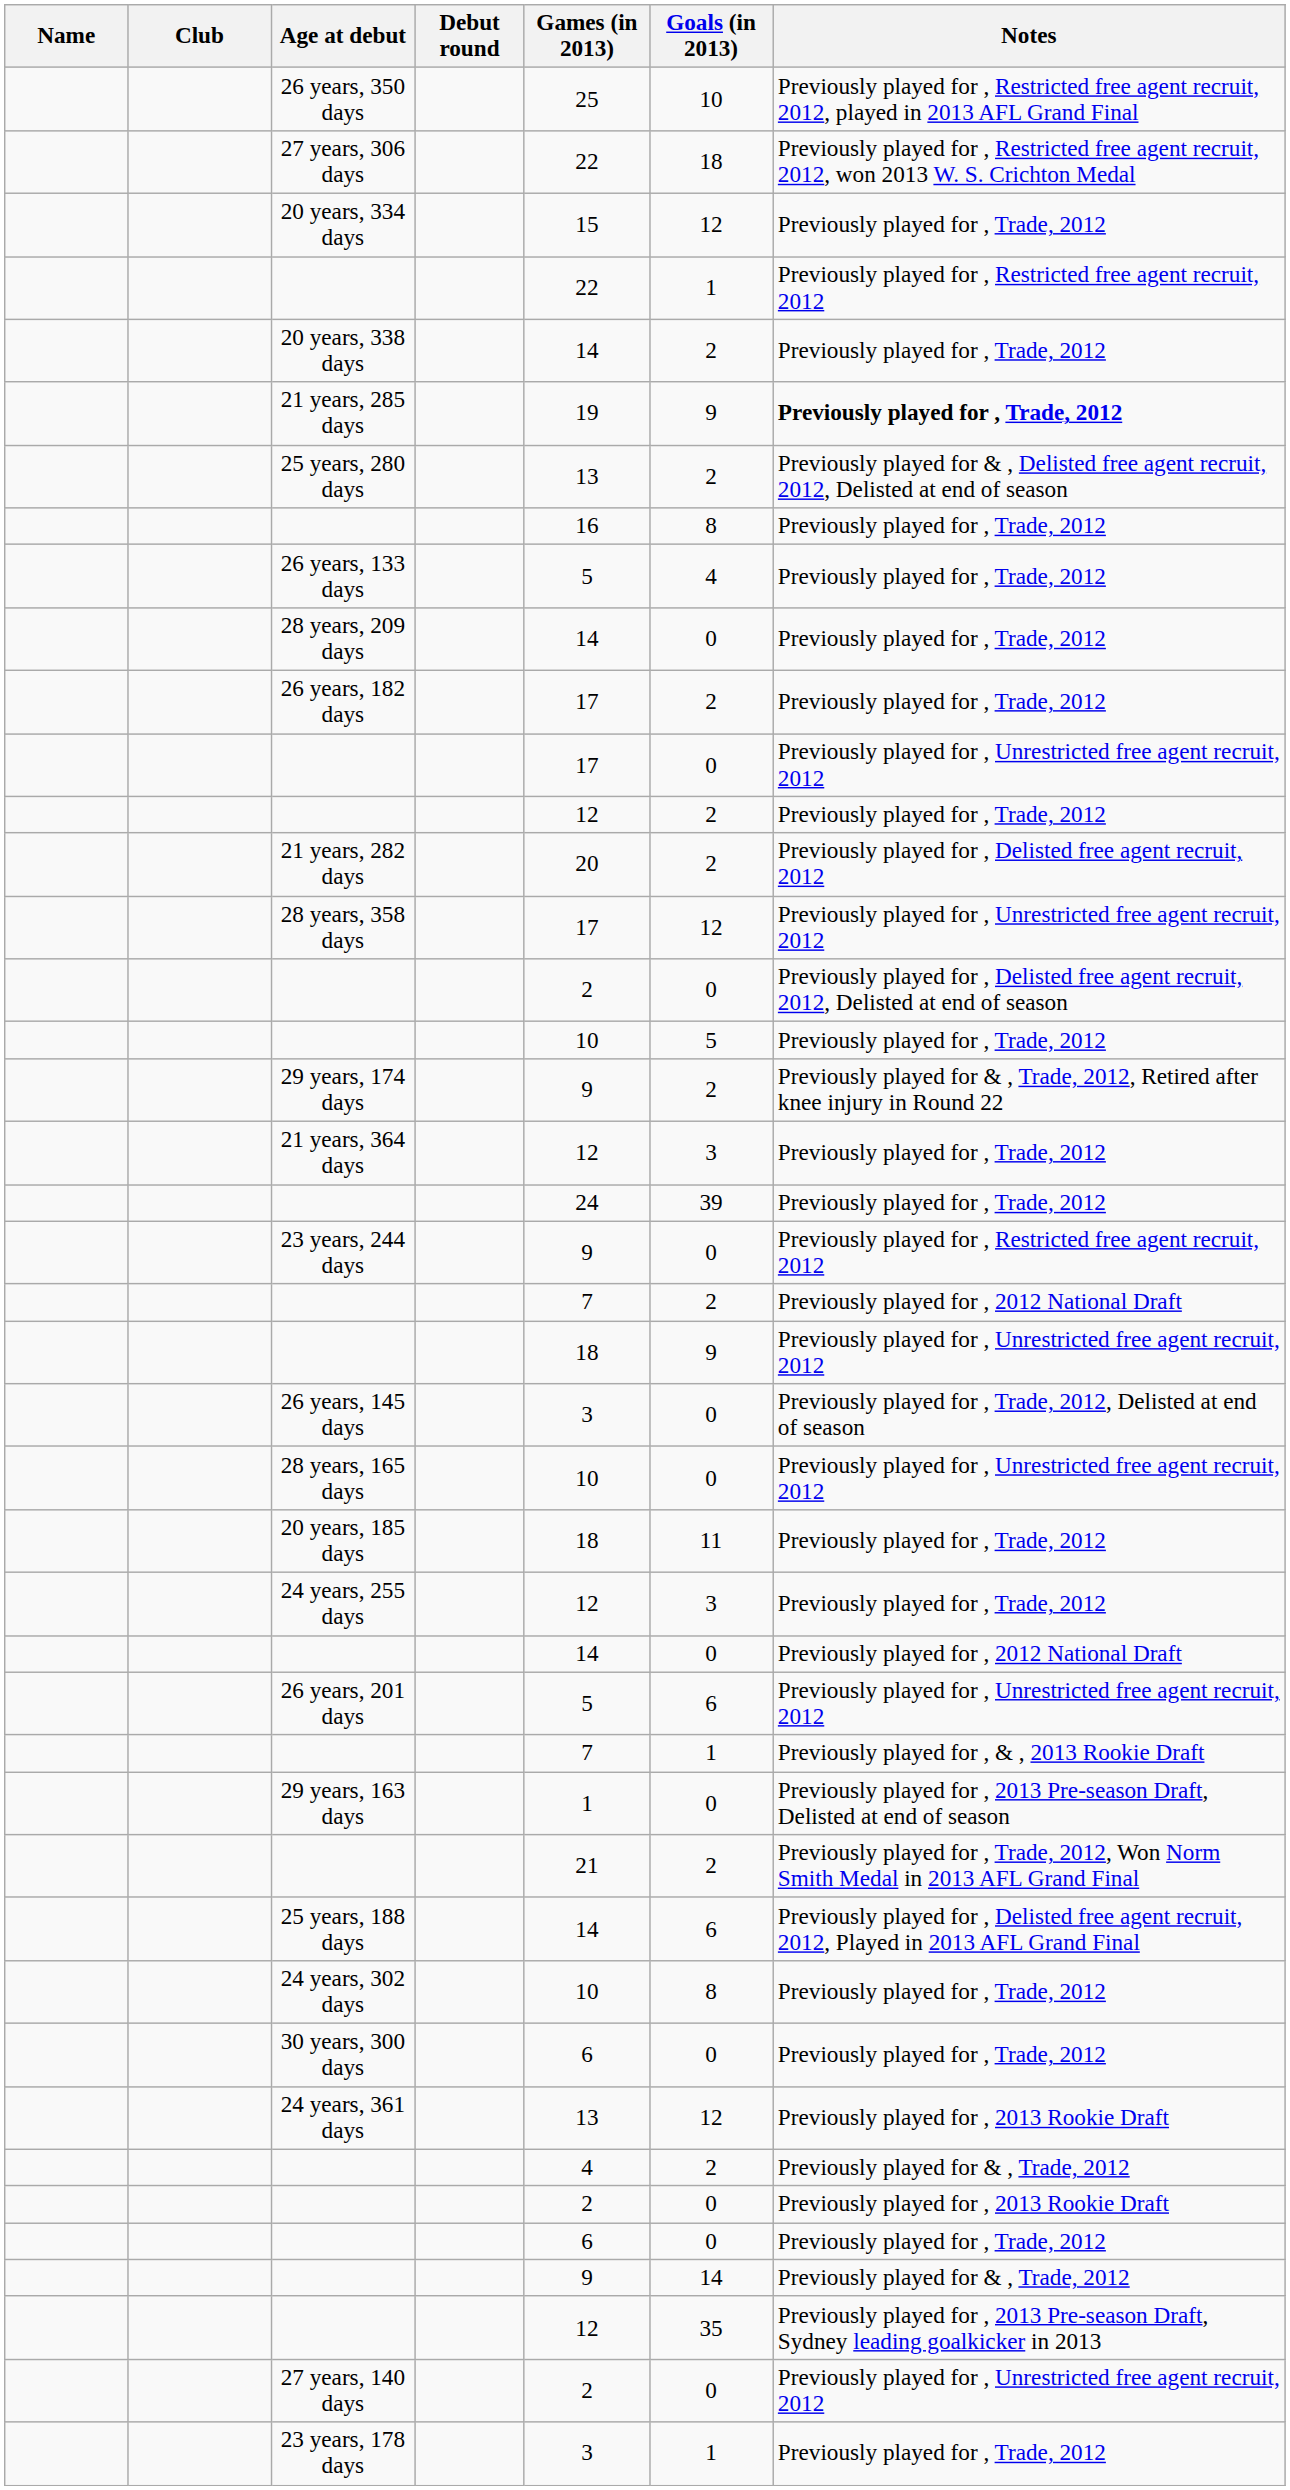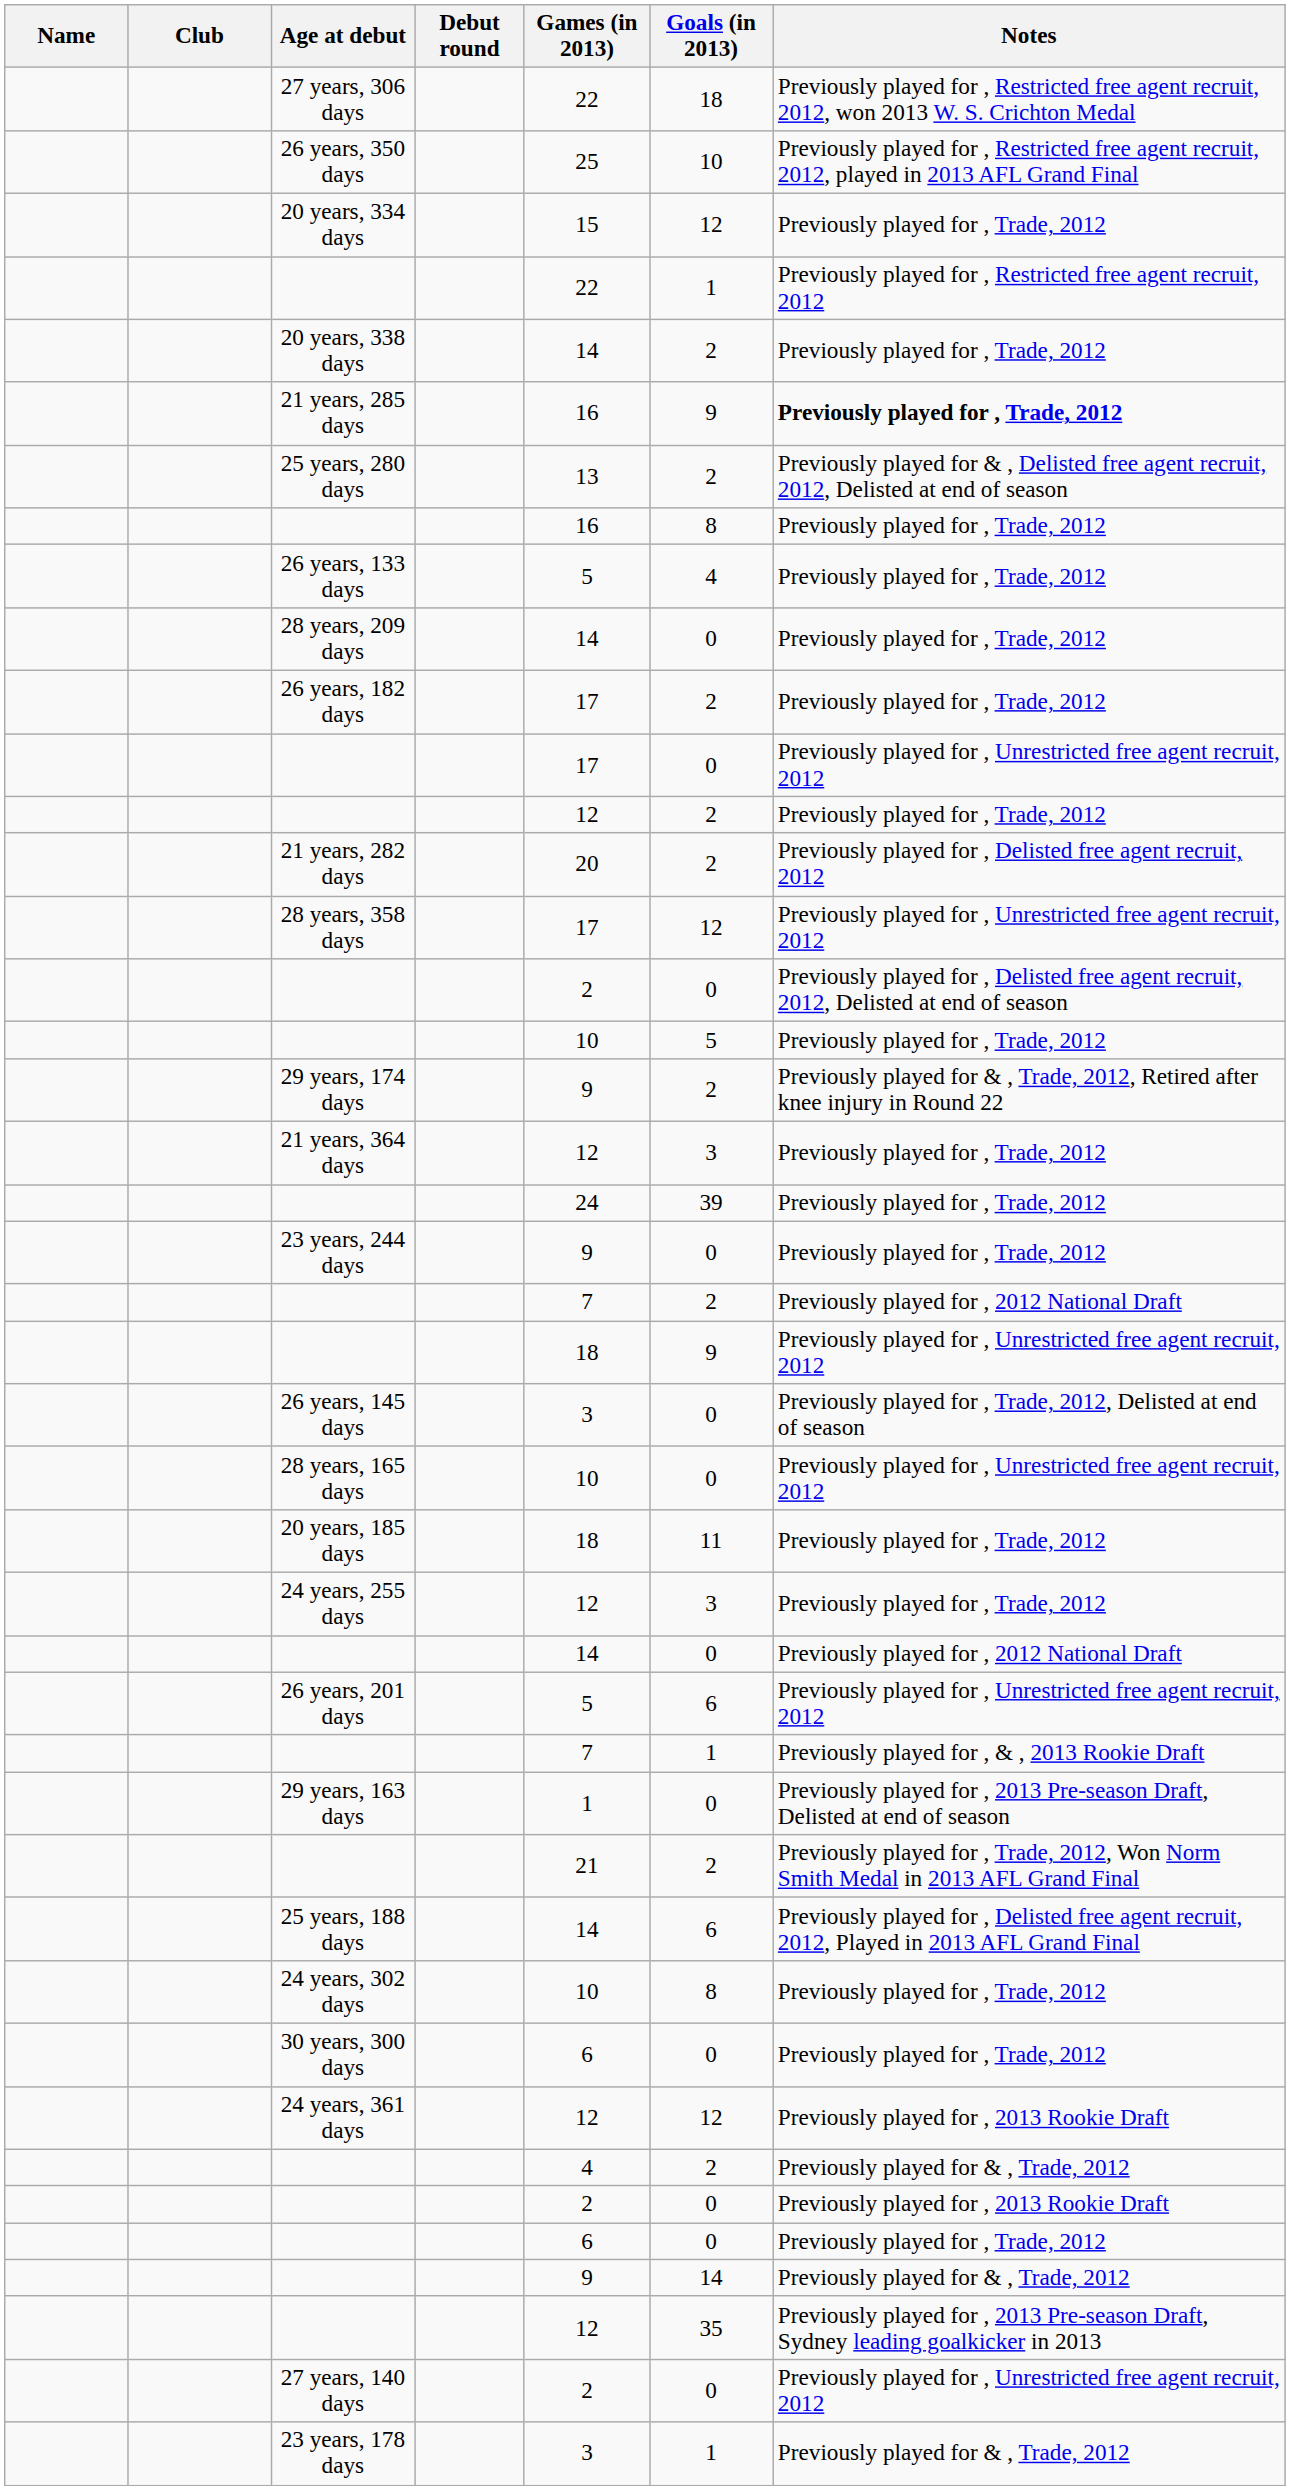rows swapped: (66, 162) <-> (66, 99)
(587, 413) 19 -> (587, 413) 16
(1018, 1252) Previously played for , Restricted free agent recruit, 2012 -> (942, 1252) Previously played for , Trade, 2012
(587, 2117) 13 -> (587, 2117) 12
(942, 2453) Previously played for , Trade, 2012 -> (954, 2453) Previously played for & , Trade, 2012
